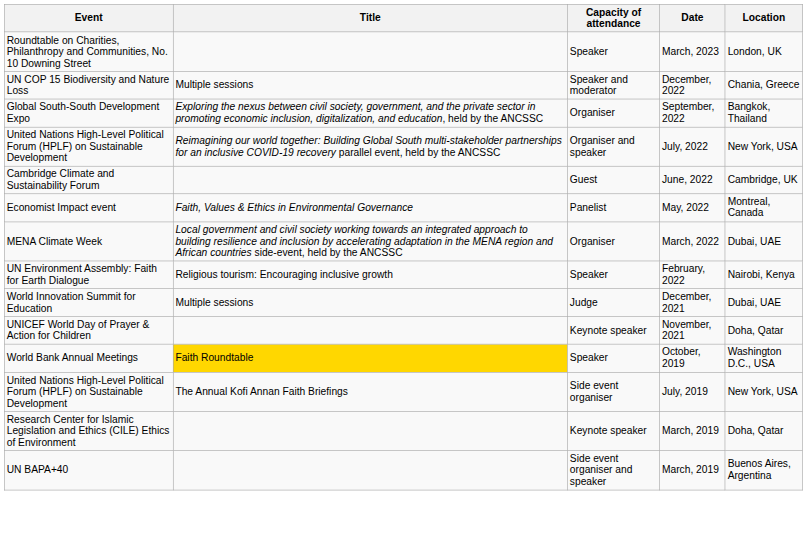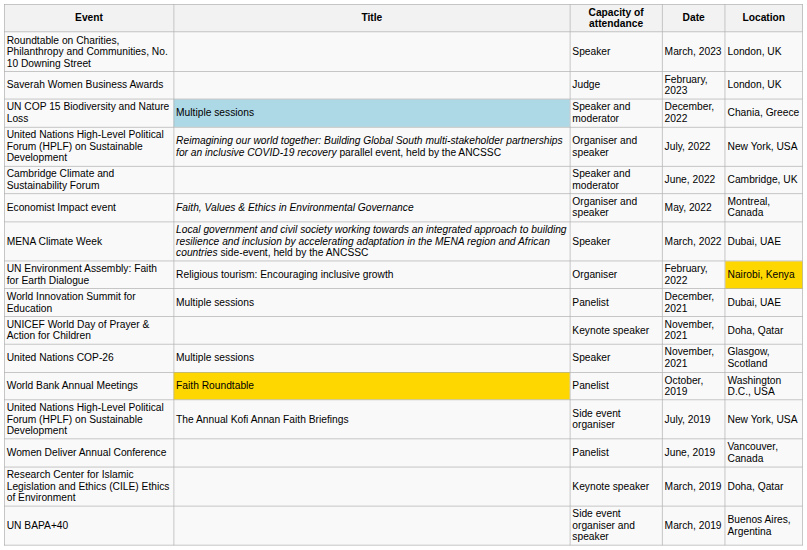+ row: (85, 85)
(214, 85) no background -> (215, 113) lightblue background
- row: (83, 113)
(583, 180) Guest -> (601, 180) Speaker and moderator
(588, 207) Panelist -> (605, 207) Organiser and speaker
(592, 241) Organiser -> (591, 241) Speaker
(589, 275) Speaker -> (595, 275) Organiser
(761, 275) no background -> (761, 275) gold background
(584, 302) Judge -> (591, 302) Panelist
+ row: (60, 358)
(589, 358) Speaker -> (591, 386) Panelist
+ row: (87, 453)
